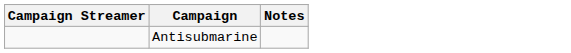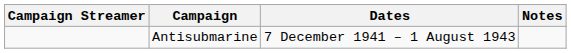+ column: (390, 16)
